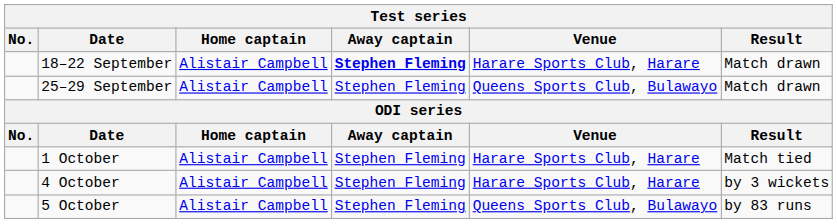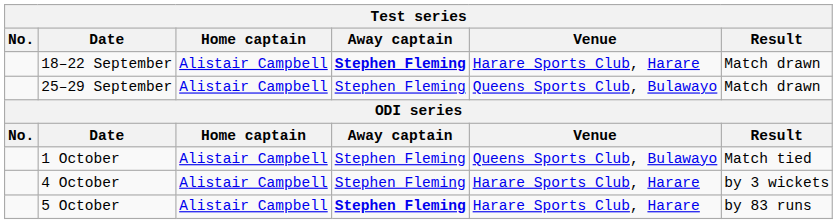(586, 159) Harare Sports Club, Harare -> (595, 159) Queens Sports Club, Bulawayo
(400, 206) normal -> (400, 206) bold
(595, 206) Queens Sports Club, Bulawayo -> (586, 206) Harare Sports Club, Harare
